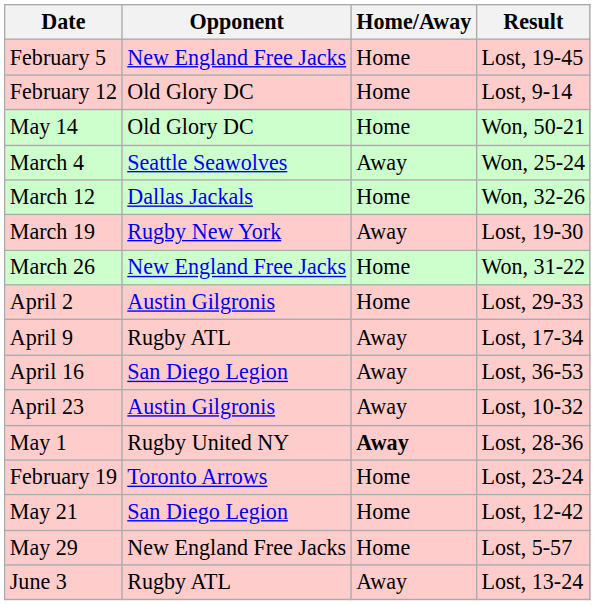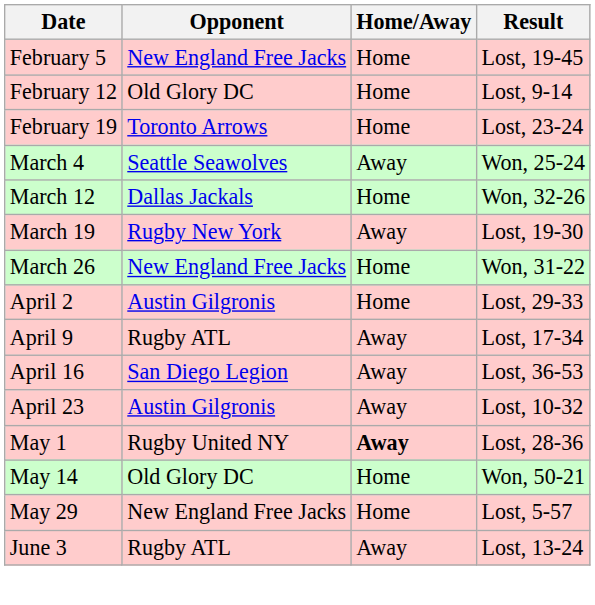rows swapped: (63, 477) <-> (44, 127)
- row: (44, 512)
